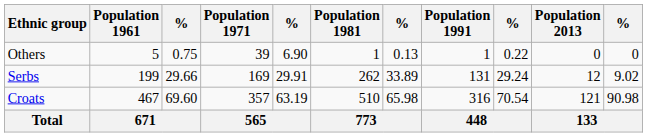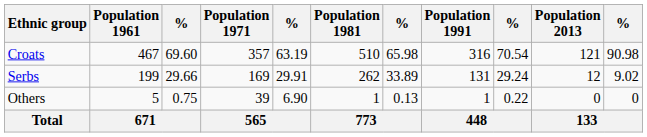rows swapped: (26, 98) <-> (26, 53)
